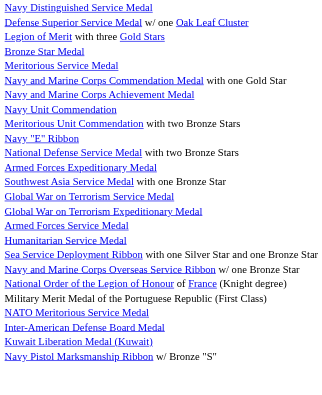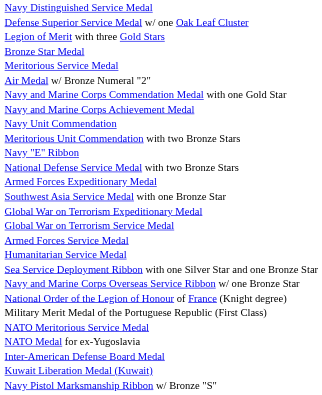+ row: (78, 80)
rows swapped: (103, 211) <-> (89, 196)
+ row: (72, 342)
